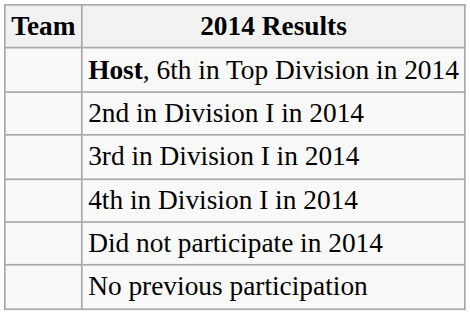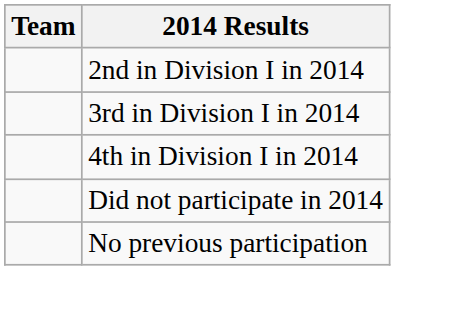- row: (274, 69)
